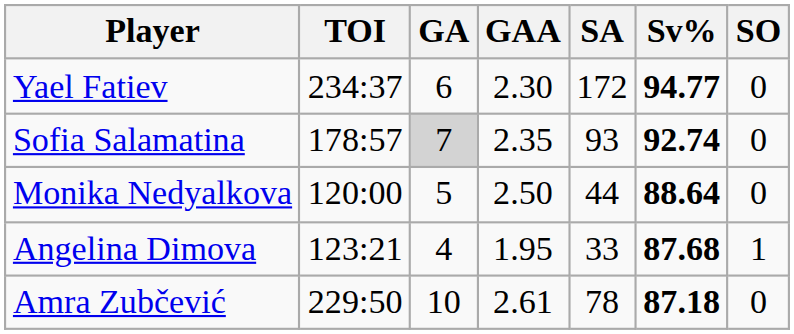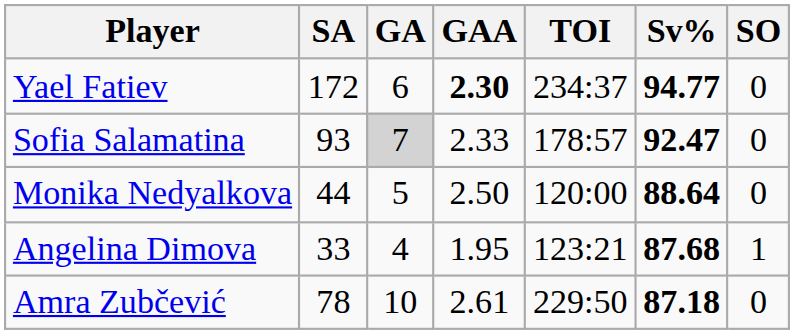columns swapped: (355, 31) <-> (602, 31)
(523, 85) normal -> (479, 85) bold
(523, 139) 2.35 -> (479, 139) 2.33
(682, 139) 92.74 -> (682, 139) 92.47
